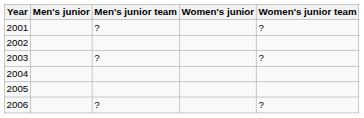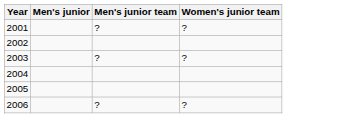- column: (218, 12)
